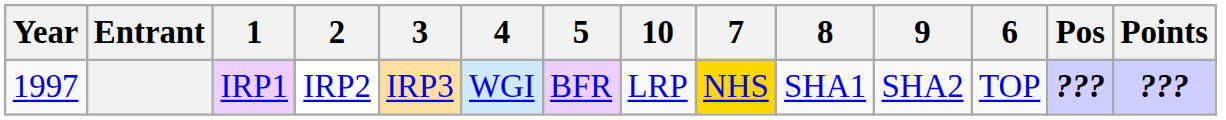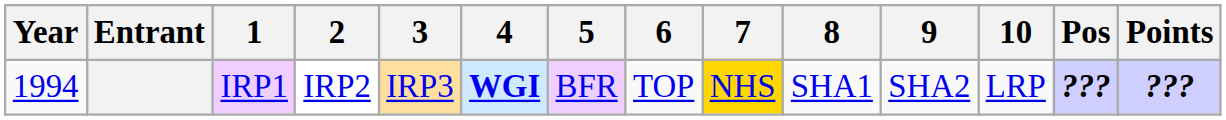columns swapped: (1010, 31) <-> (658, 31)
(46, 86) 1997 -> (46, 86) 1994
(502, 86) normal -> (505, 86) bold
